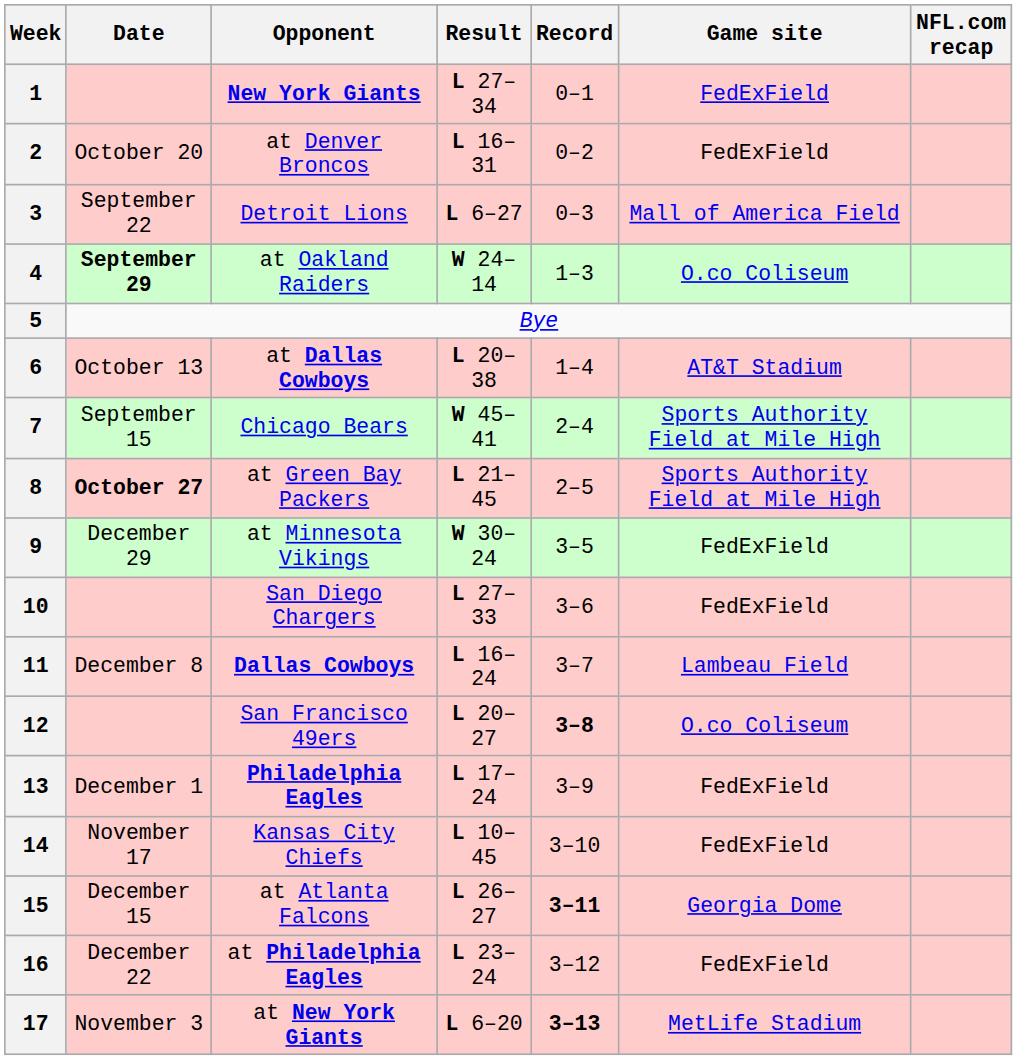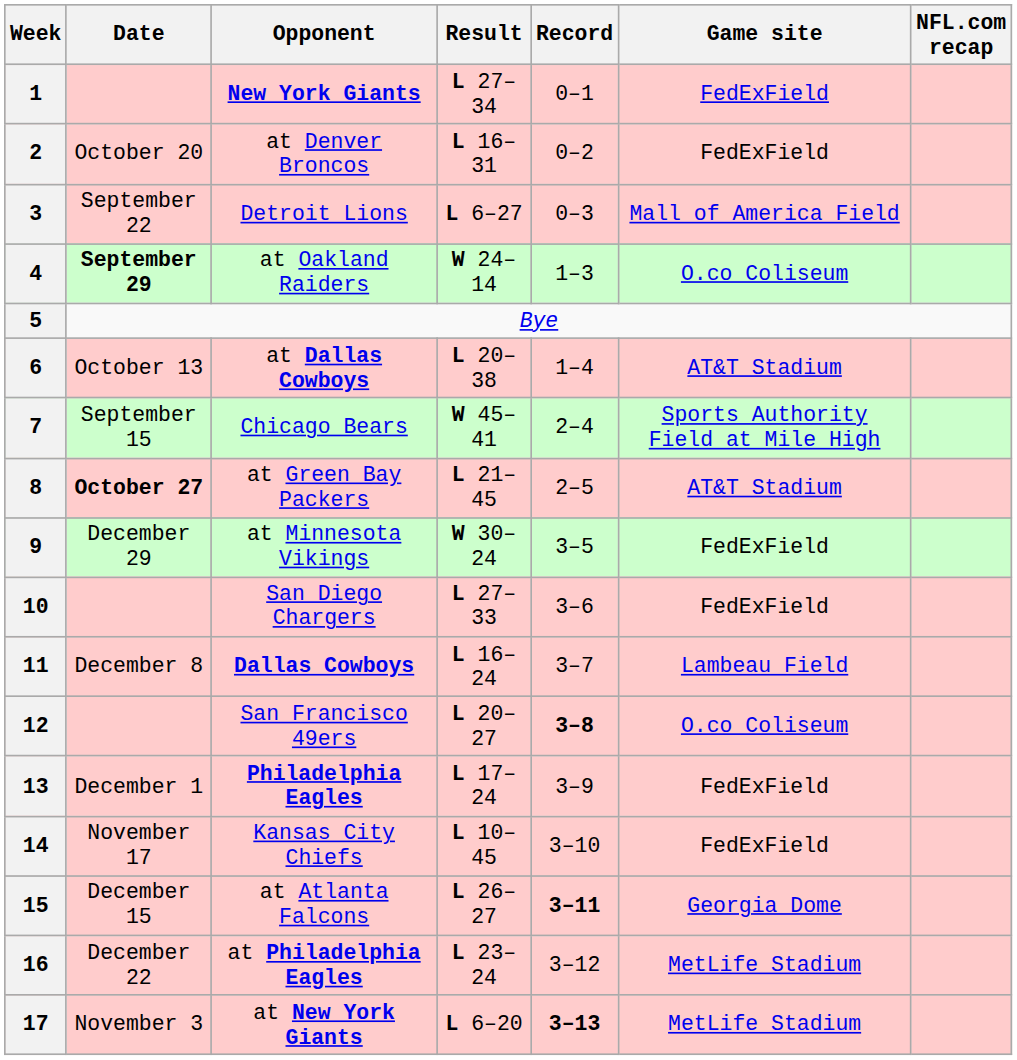(765, 488) Sports Authority Field at Mile High -> (765, 488) AT&T Stadium
(765, 965) FedExField -> (765, 965) MetLife Stadium
